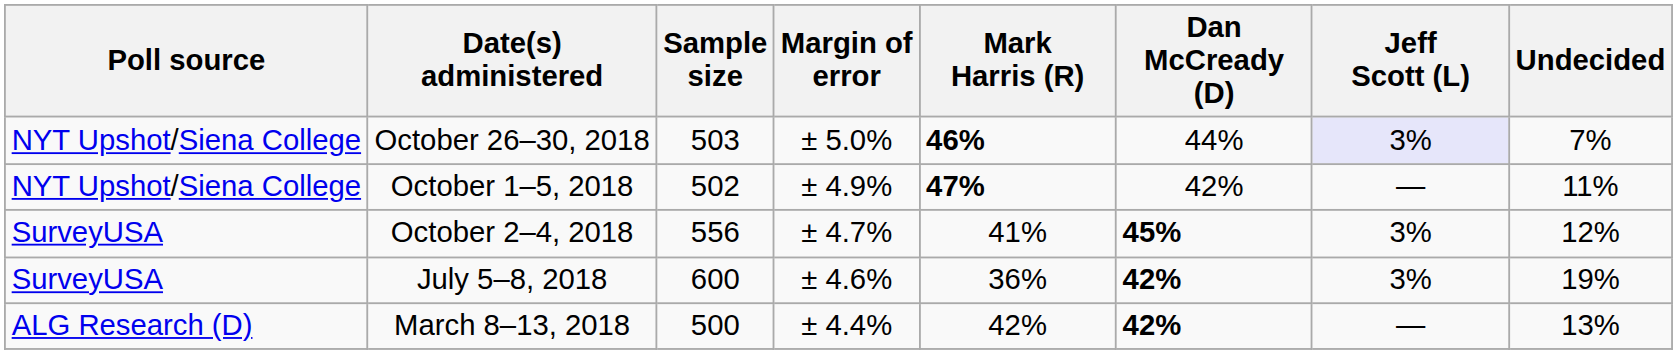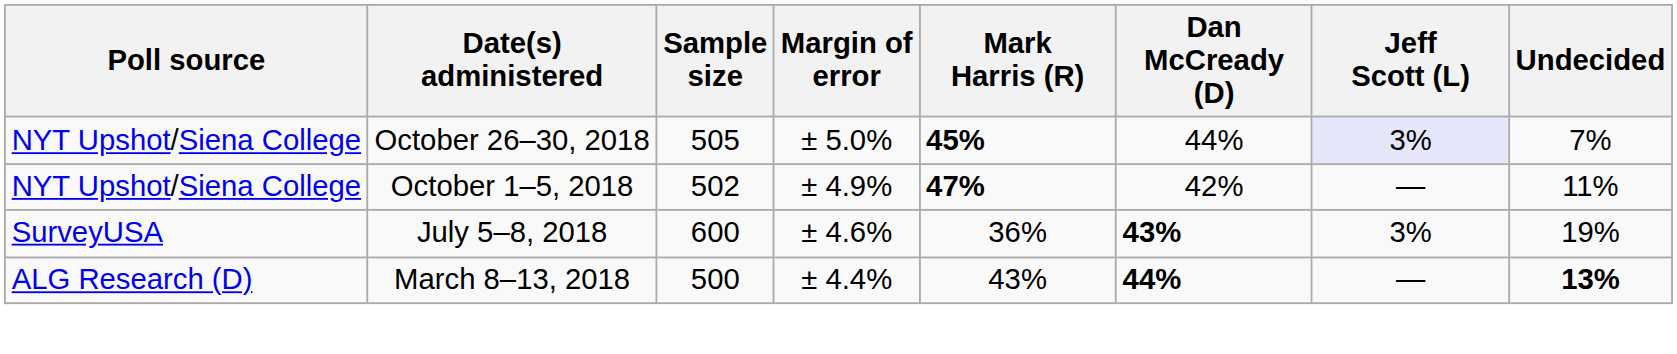(715, 140) 503 -> (715, 140) 505
(955, 140) 46% -> (955, 140) 45%
- row: (512, 232)
(1152, 279) 42% -> (1152, 232) 43%
(1018, 325) 42% -> (1018, 279) 43%
(1152, 325) 42% -> (1152, 279) 44%
(1590, 325) normal -> (1590, 279) bold
